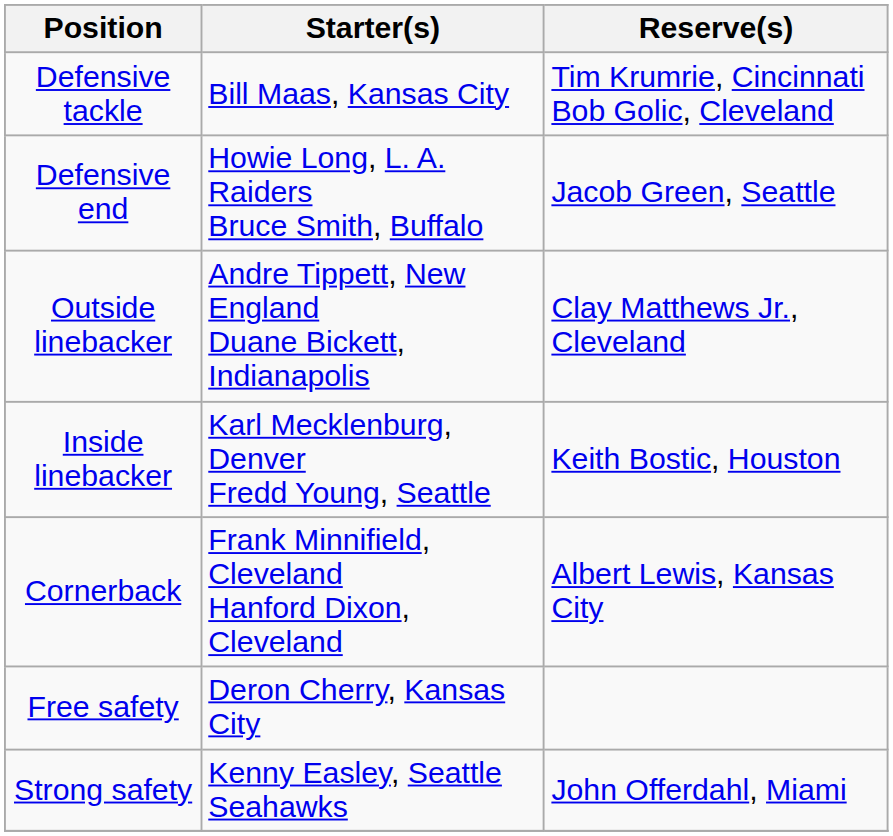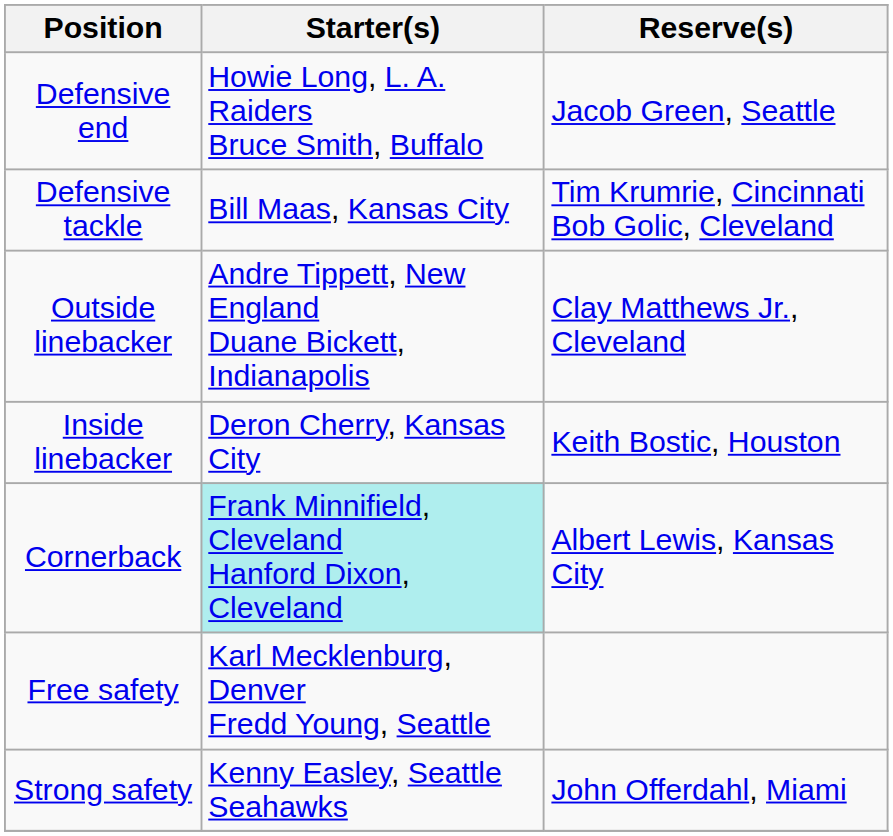rows swapped: (103, 192) <-> (103, 93)
(350, 458) Karl Mecklenburg, Denver Fredd Young, Seattle -> (357, 441) Deron Cherry, Kansas City
(319, 591) no background -> (319, 557) paleturquoise background
(357, 707) Deron Cherry, Kansas City -> (350, 690) Karl Mecklenburg, Denver Fredd Young, Seattle
